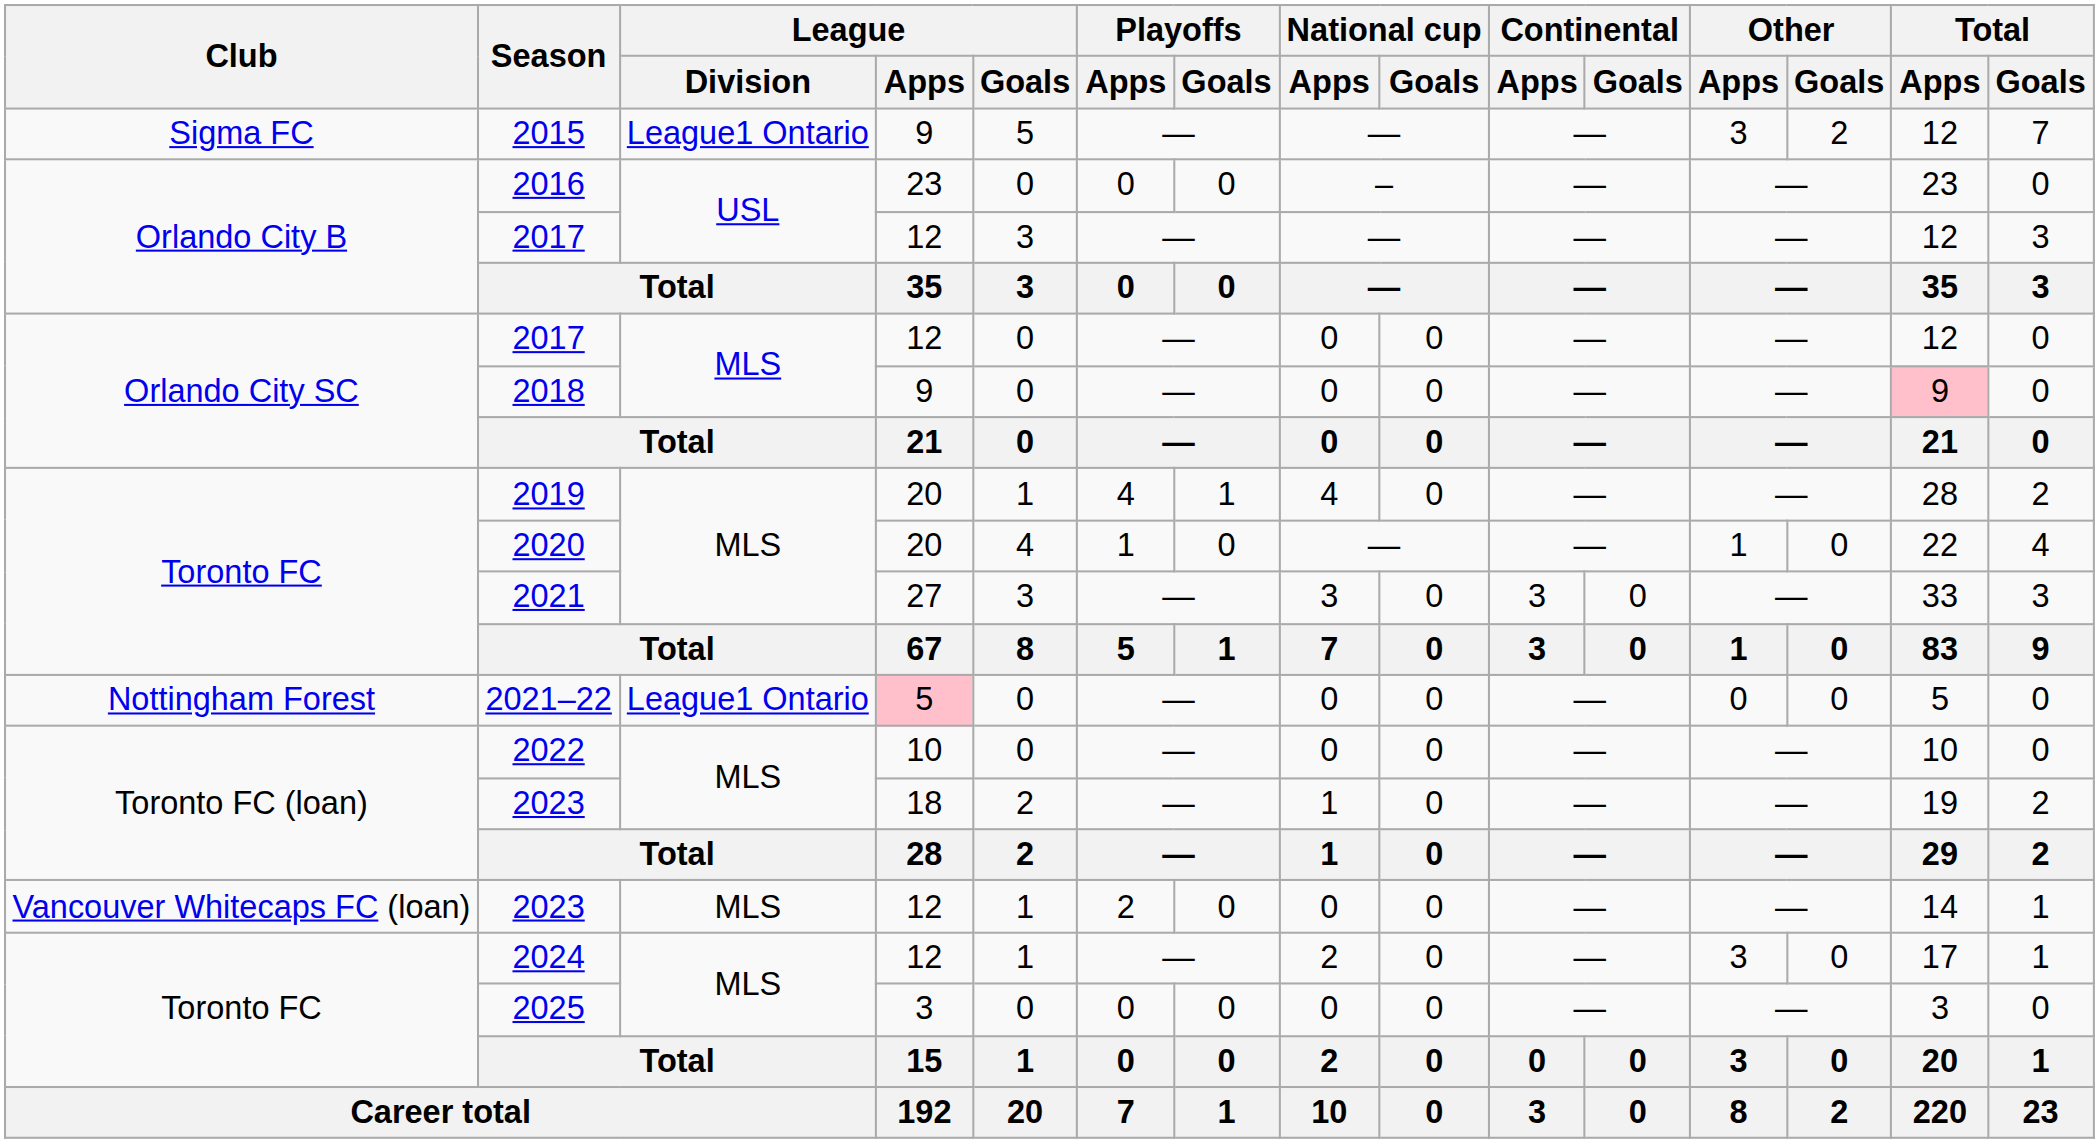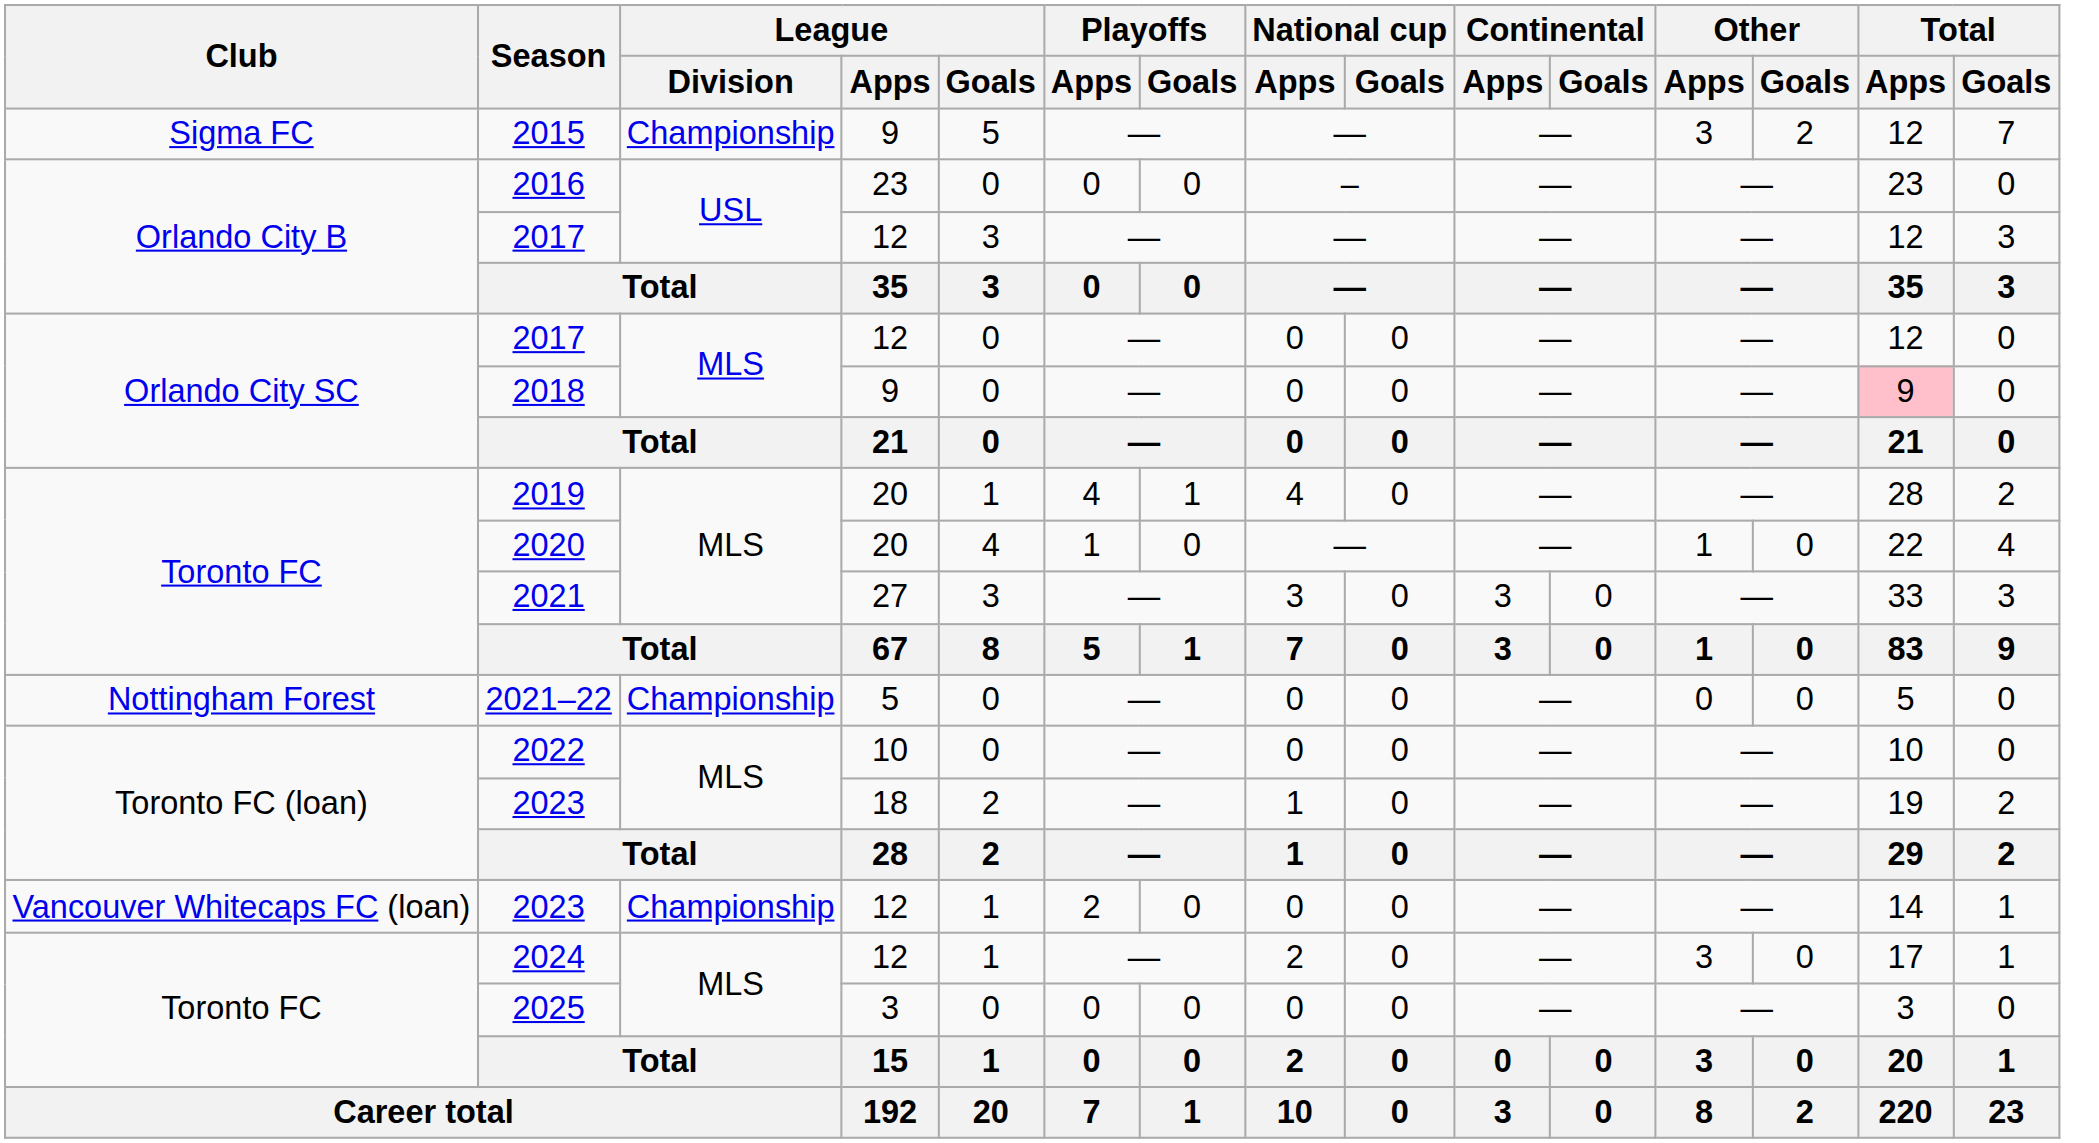(748, 133) League1 Ontario -> (731, 133) Championship
(748, 699) League1 Ontario -> (731, 699) Championship
(924, 699) pink background -> (890, 699) no background
(748, 905) MLS -> (731, 905) Championship
